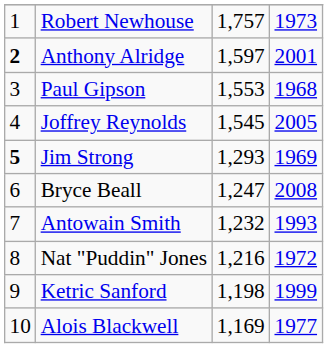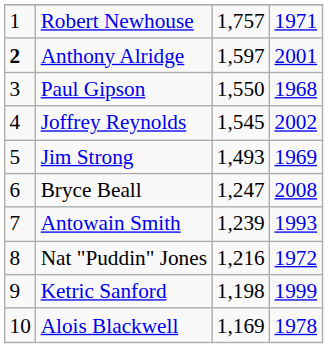(296, 21) 1973 -> (296, 21) 1971
(241, 88) 1,553 -> (241, 88) 1,550
(296, 122) 2005 -> (296, 122) 2002
(15, 156) bold -> (15, 156) normal
(241, 156) 1,293 -> (241, 156) 1,493
(241, 223) 1,232 -> (241, 223) 1,239
(296, 325) 1977 -> (296, 325) 1978
